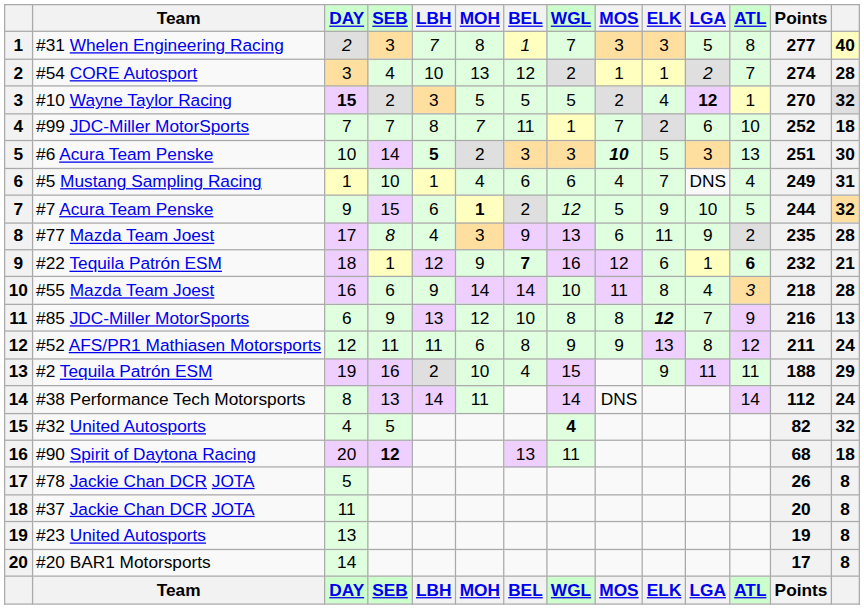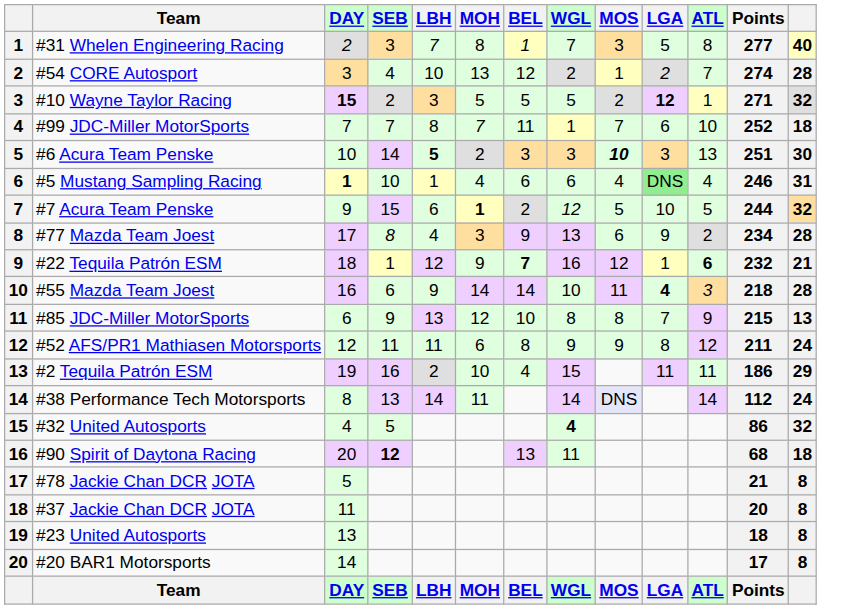- column: (664, 18)
(801, 100) 270 -> (758, 100) 271
(347, 181) normal -> (347, 181) bold
(708, 181) no background -> (665, 181) lightgreen background
(801, 181) 249 -> (758, 181) 246
(801, 236) 235 -> (758, 236) 234
(708, 290) normal -> (665, 290) bold
(801, 317) 216 -> (758, 317) 215
(801, 372) 188 -> (758, 372) 186
(619, 399) no background -> (619, 399) lavender background
(801, 426) 82 -> (758, 426) 86
(801, 481) 26 -> (758, 481) 21
(801, 535) 19 -> (758, 535) 18
